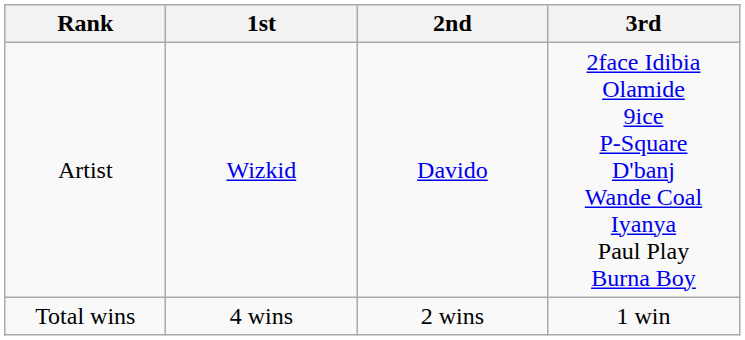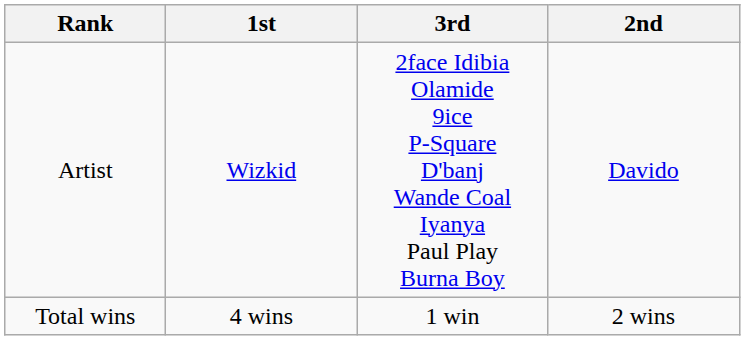columns swapped: (452, 23) <-> (643, 23)
